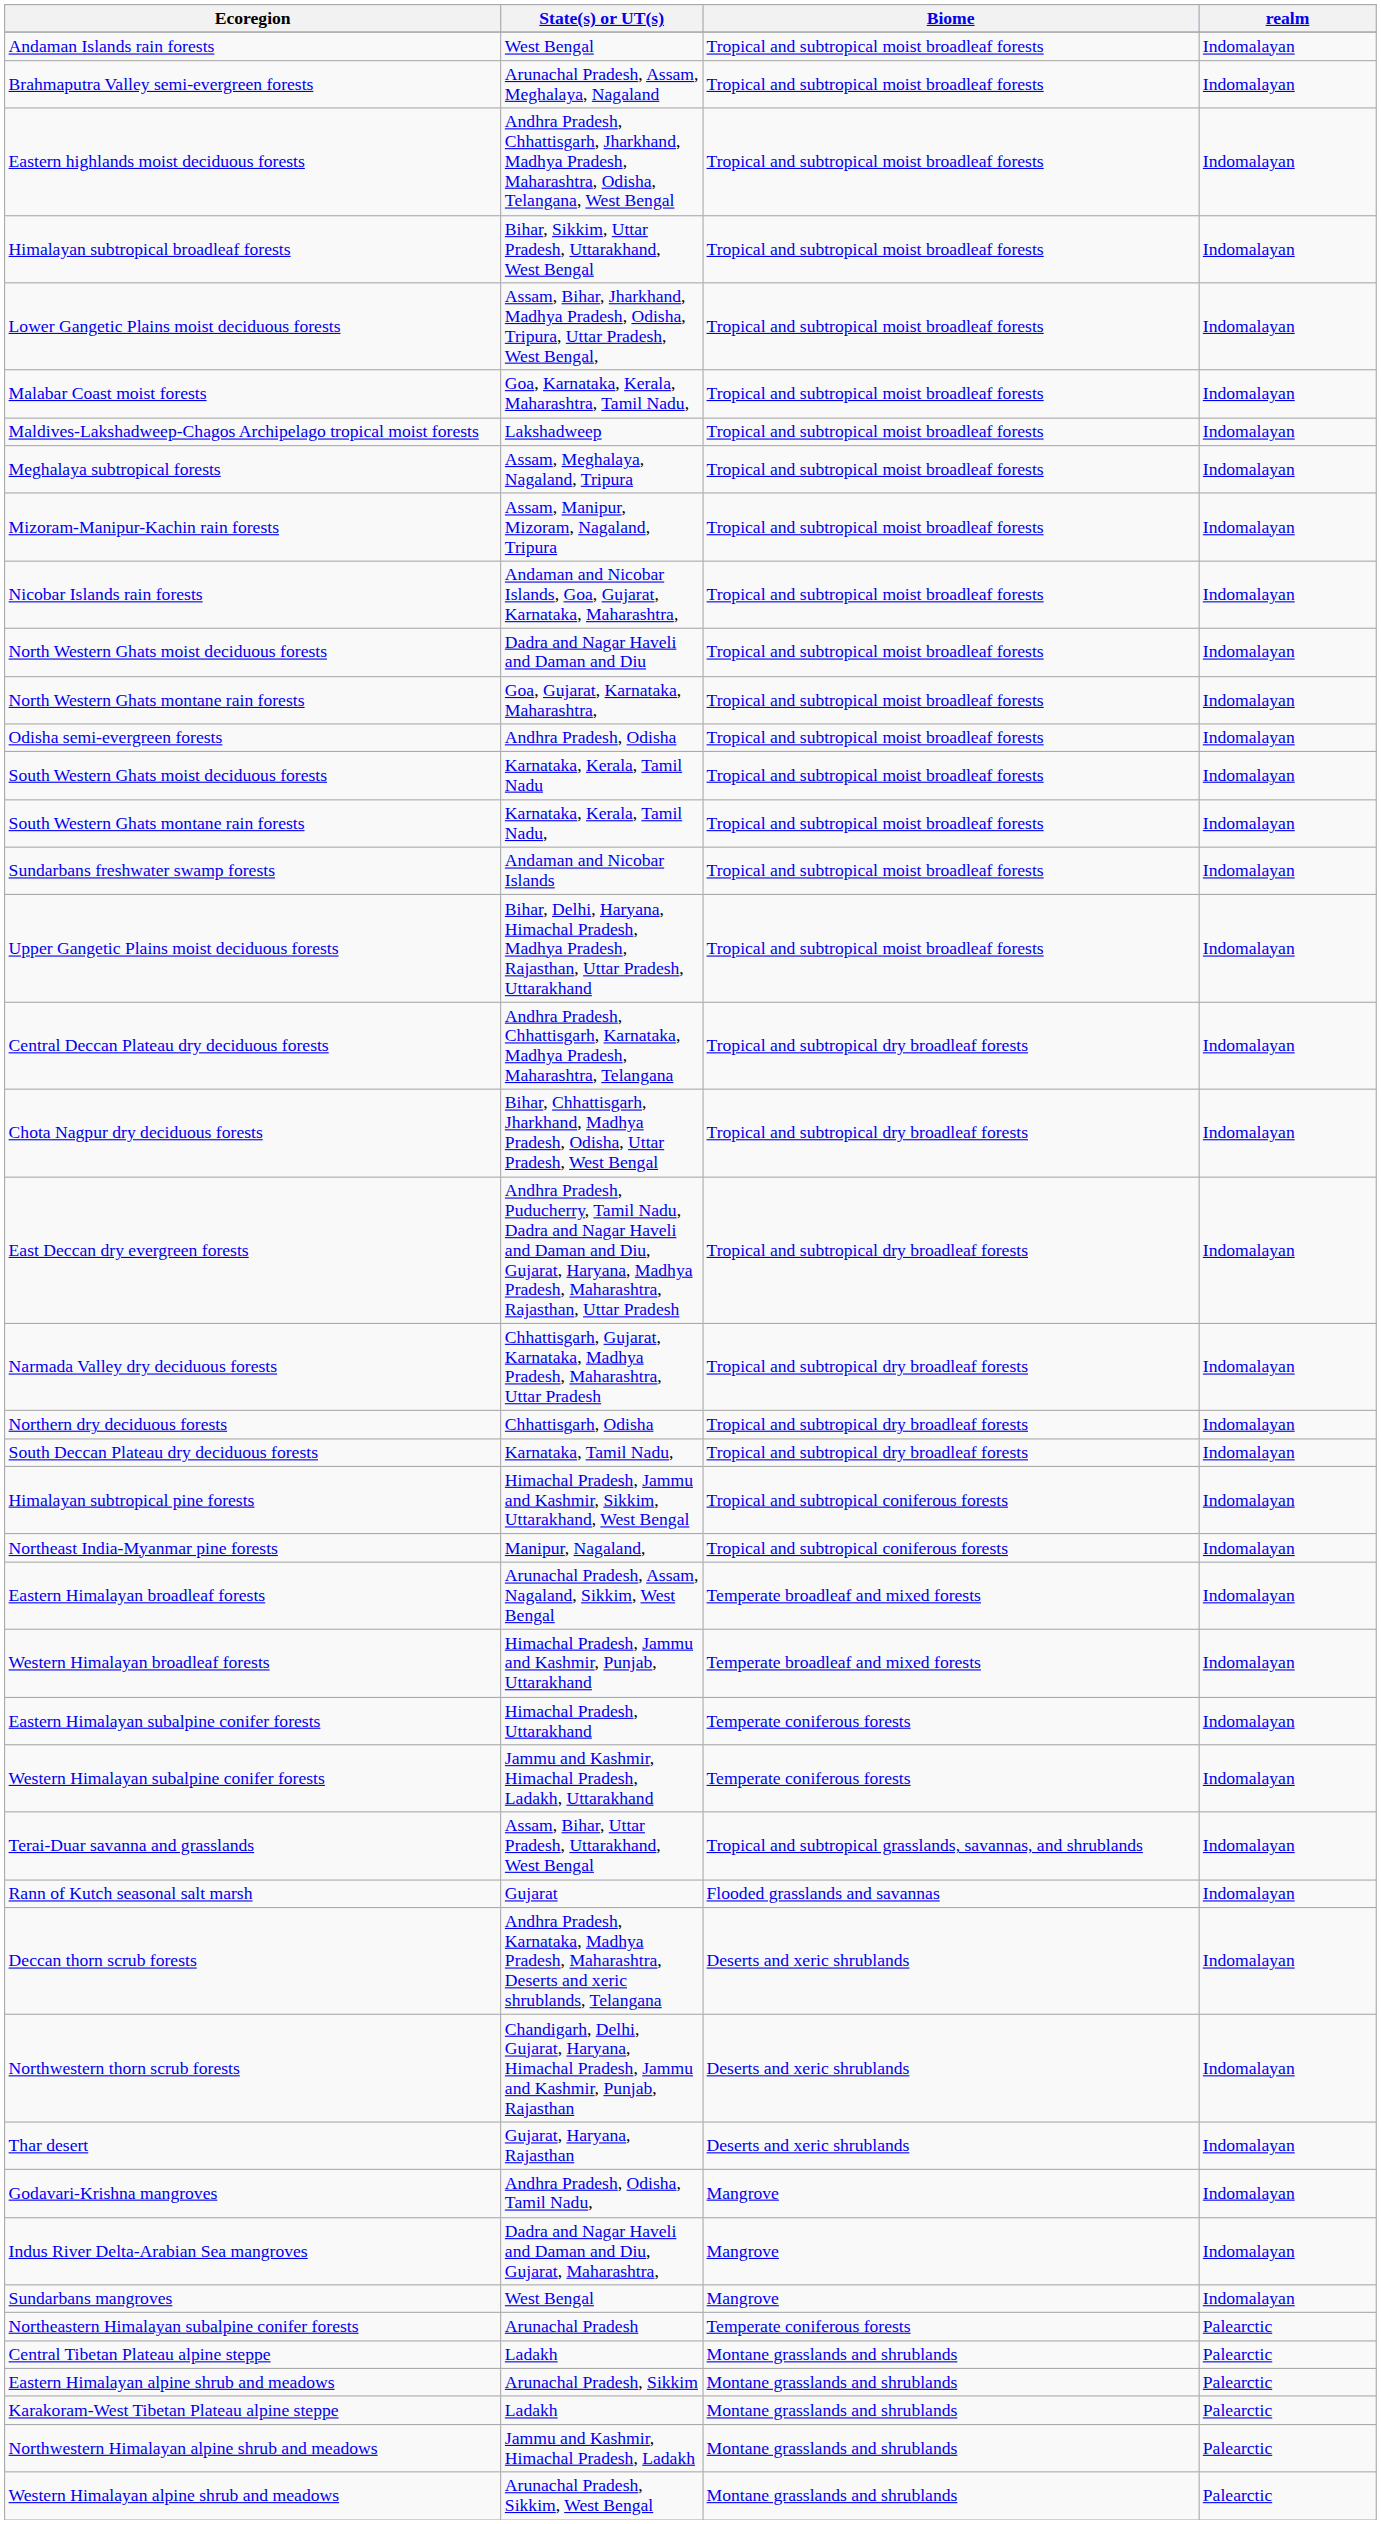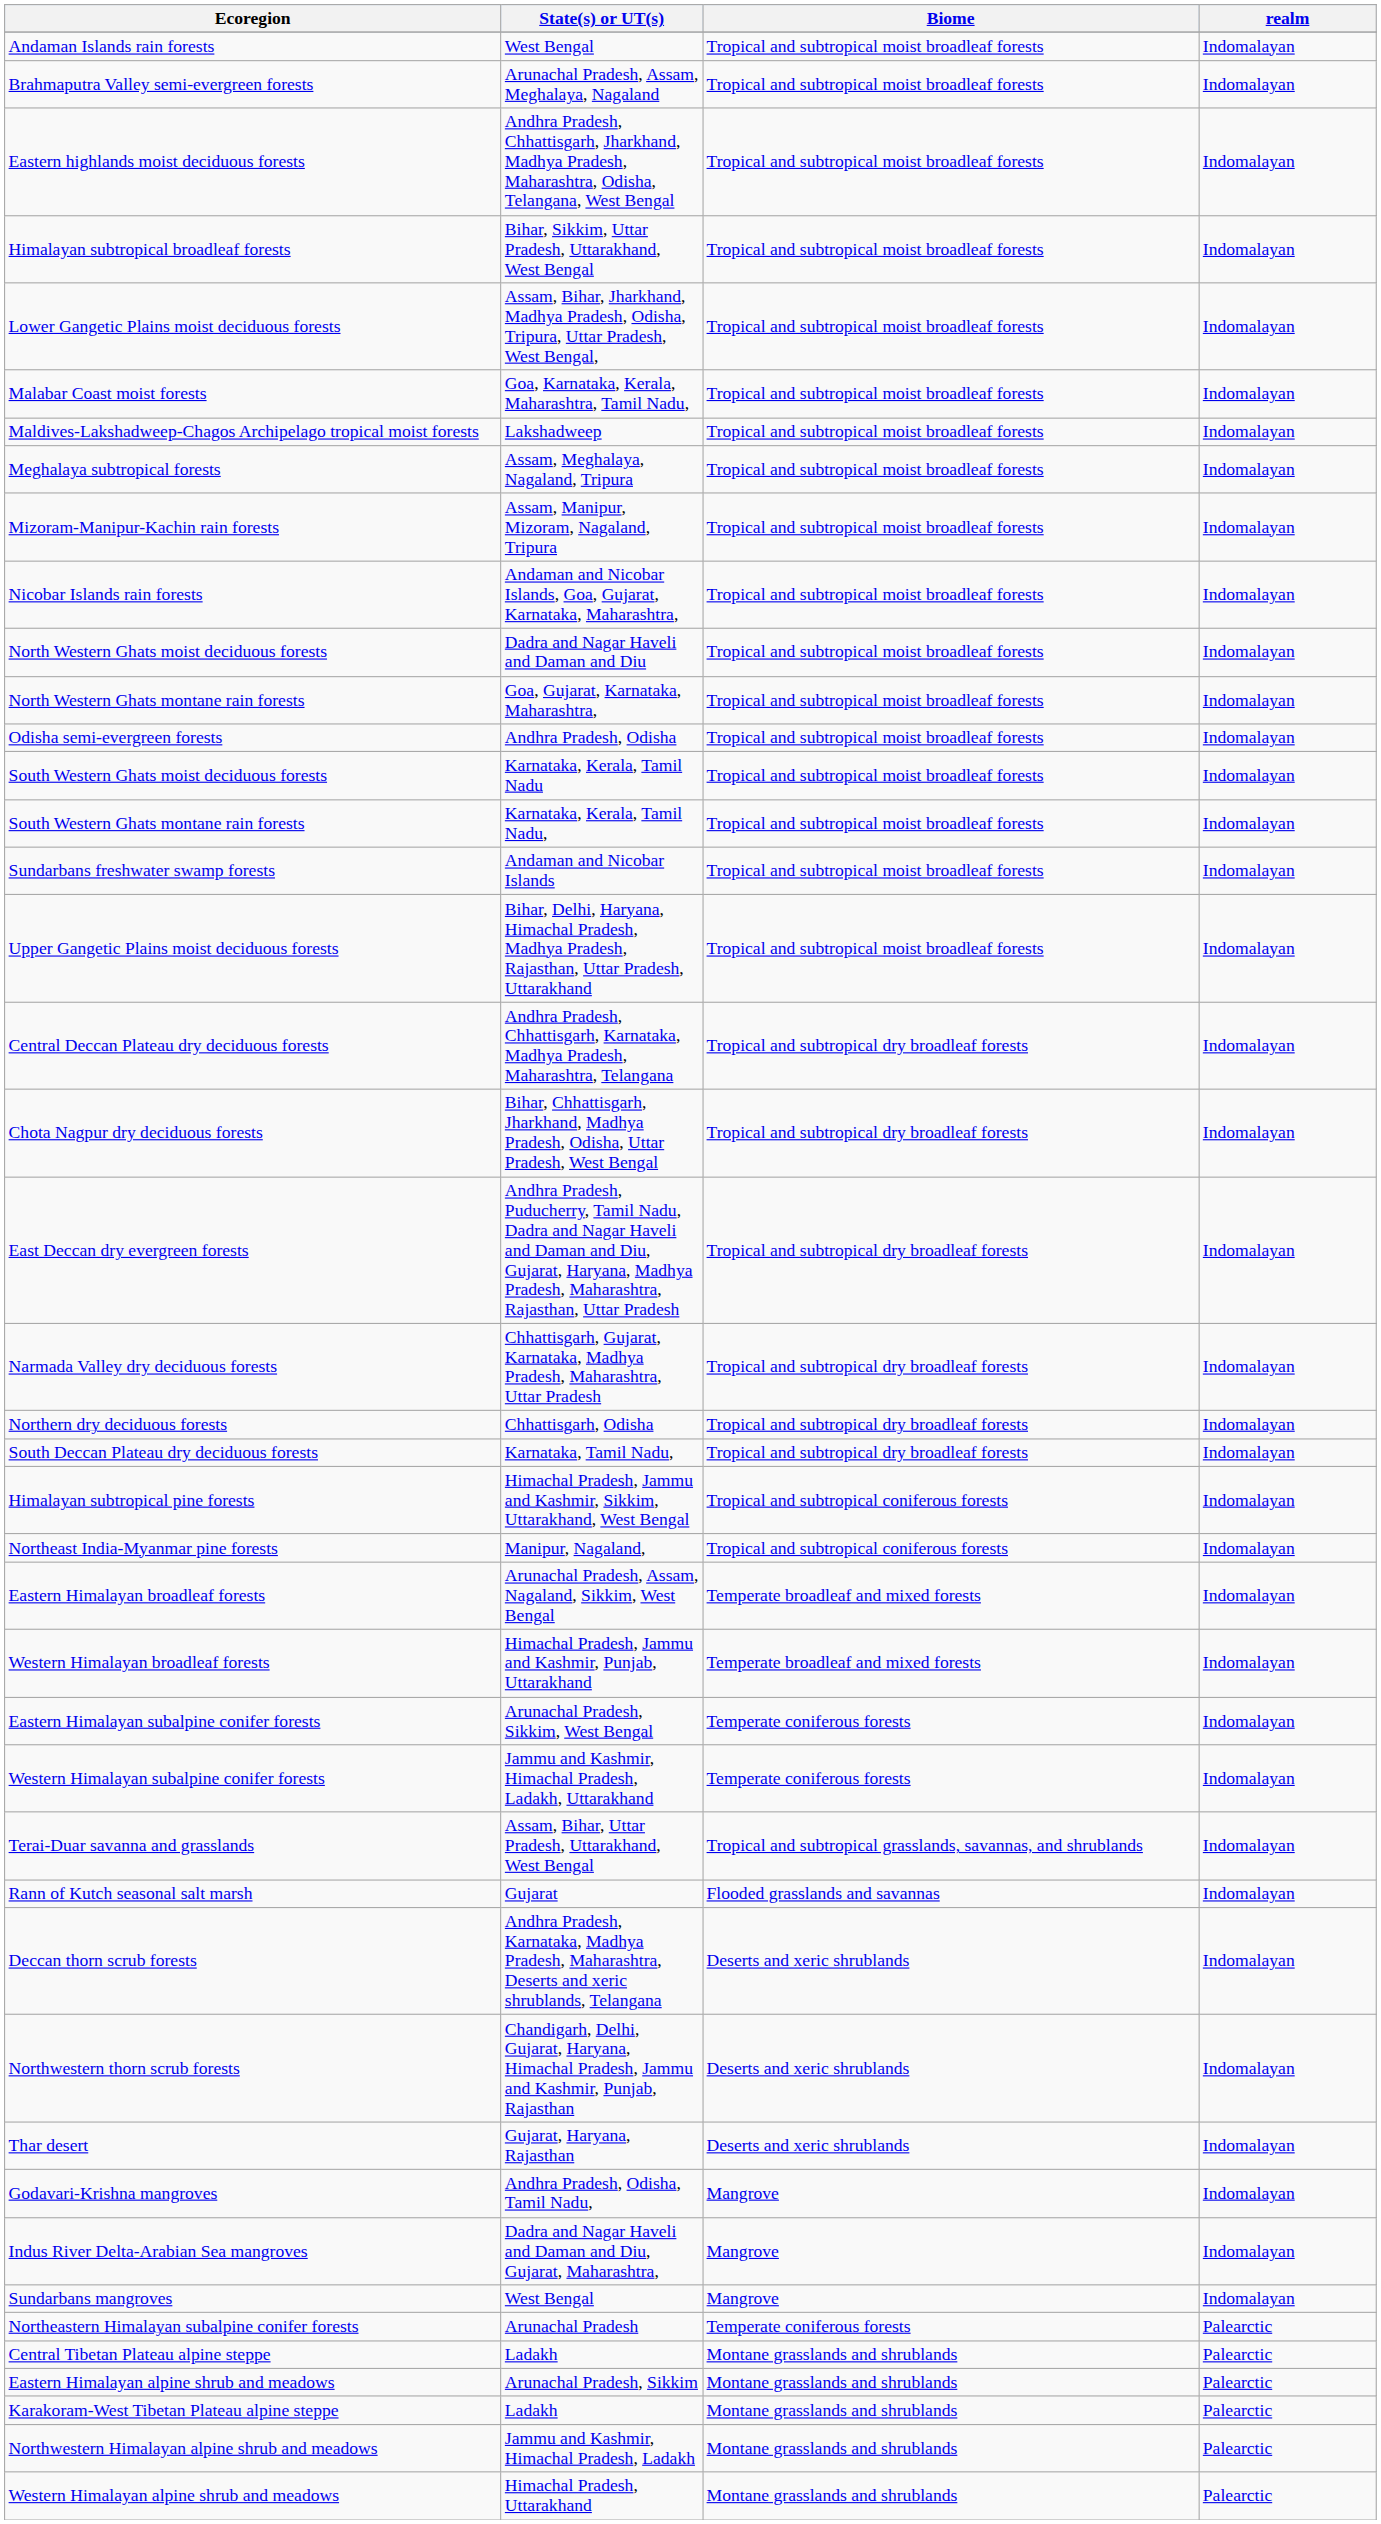(571, 1720) Himachal Pradesh, Uttarakhand -> (579, 1720) Arunachal Pradesh, Sikkim, West Bengal
(579, 2495) Arunachal Pradesh, Sikkim, West Bengal -> (571, 2495) Himachal Pradesh, Uttarakhand
